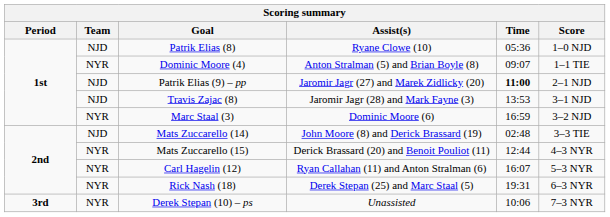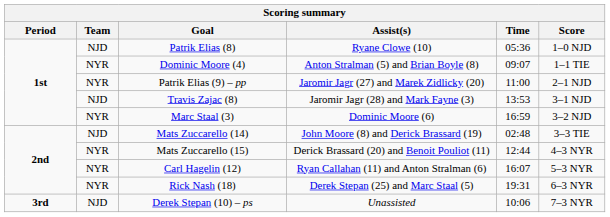(97, 82) NJD -> (97, 82) NYR
(518, 82) bold -> (518, 82) normal
(97, 202) NYR -> (97, 202) NJD
